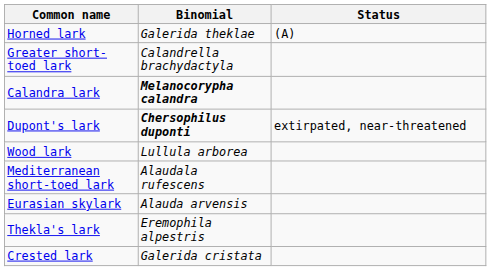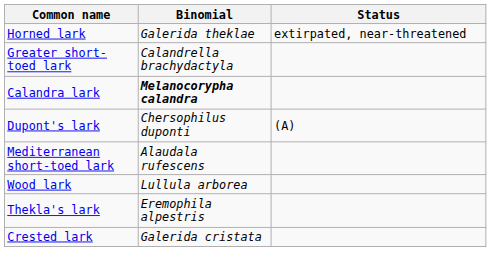(285, 33) (A) -> (370, 33) extirpated, near-threatened
(183, 125) bold -> (183, 125) normal
(370, 125) extirpated, near-threatened -> (285, 125) (A)
rows swapped: (61, 178) <-> (39, 151)
- row: (64, 204)
